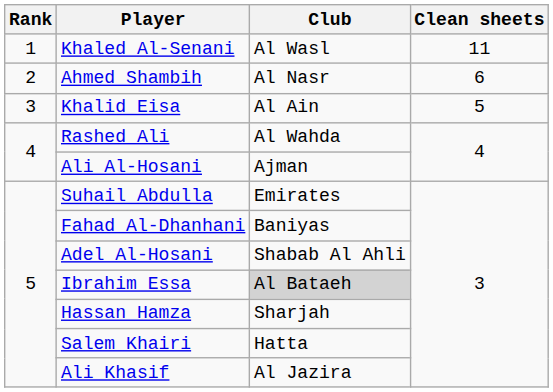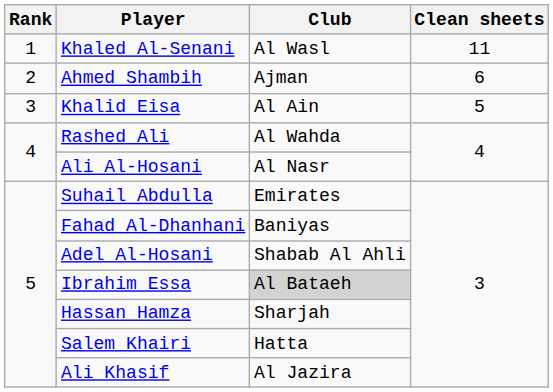(292, 78) Al Nasr -> (281, 78) Ajman
(281, 167) Ajman -> (292, 167) Al Nasr
